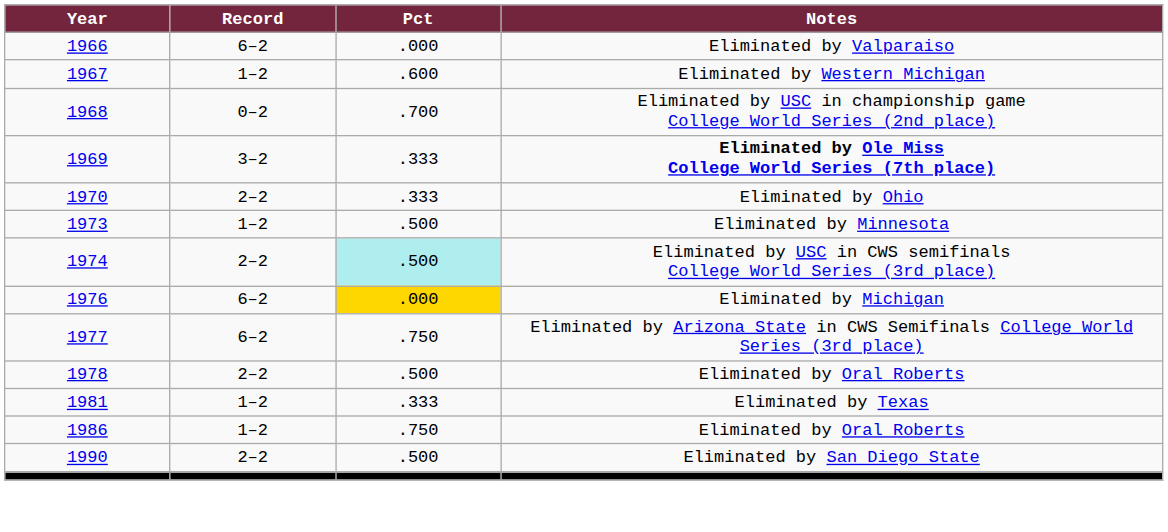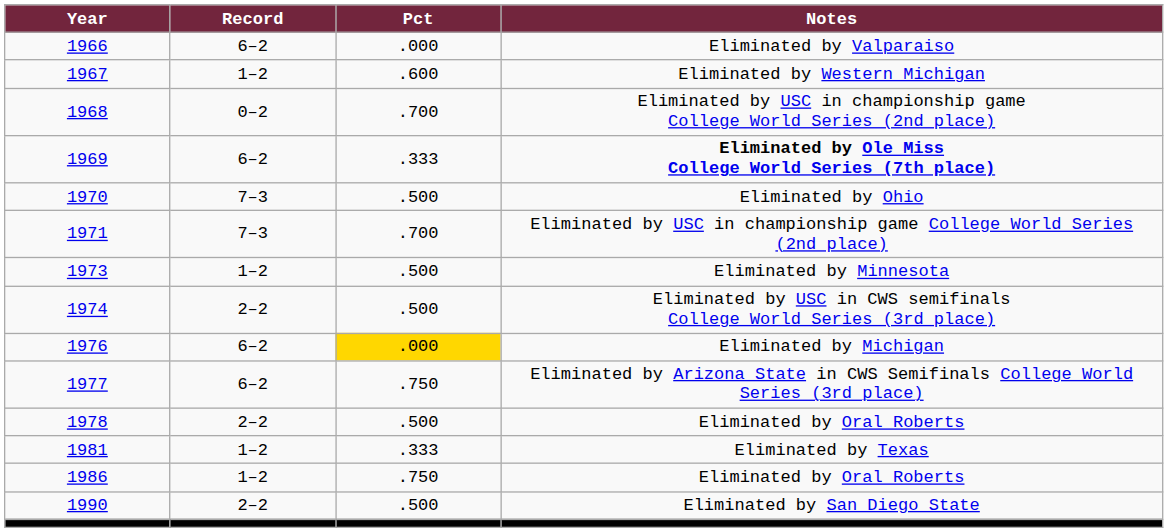(253, 159) 3–2 -> (253, 159) 6–2
(253, 197) 2–2 -> (253, 197) 7–3
(418, 197) .333 -> (418, 197) .500
+ row: (87, 234)
(418, 262) paleturquoise background -> (418, 309) no background
